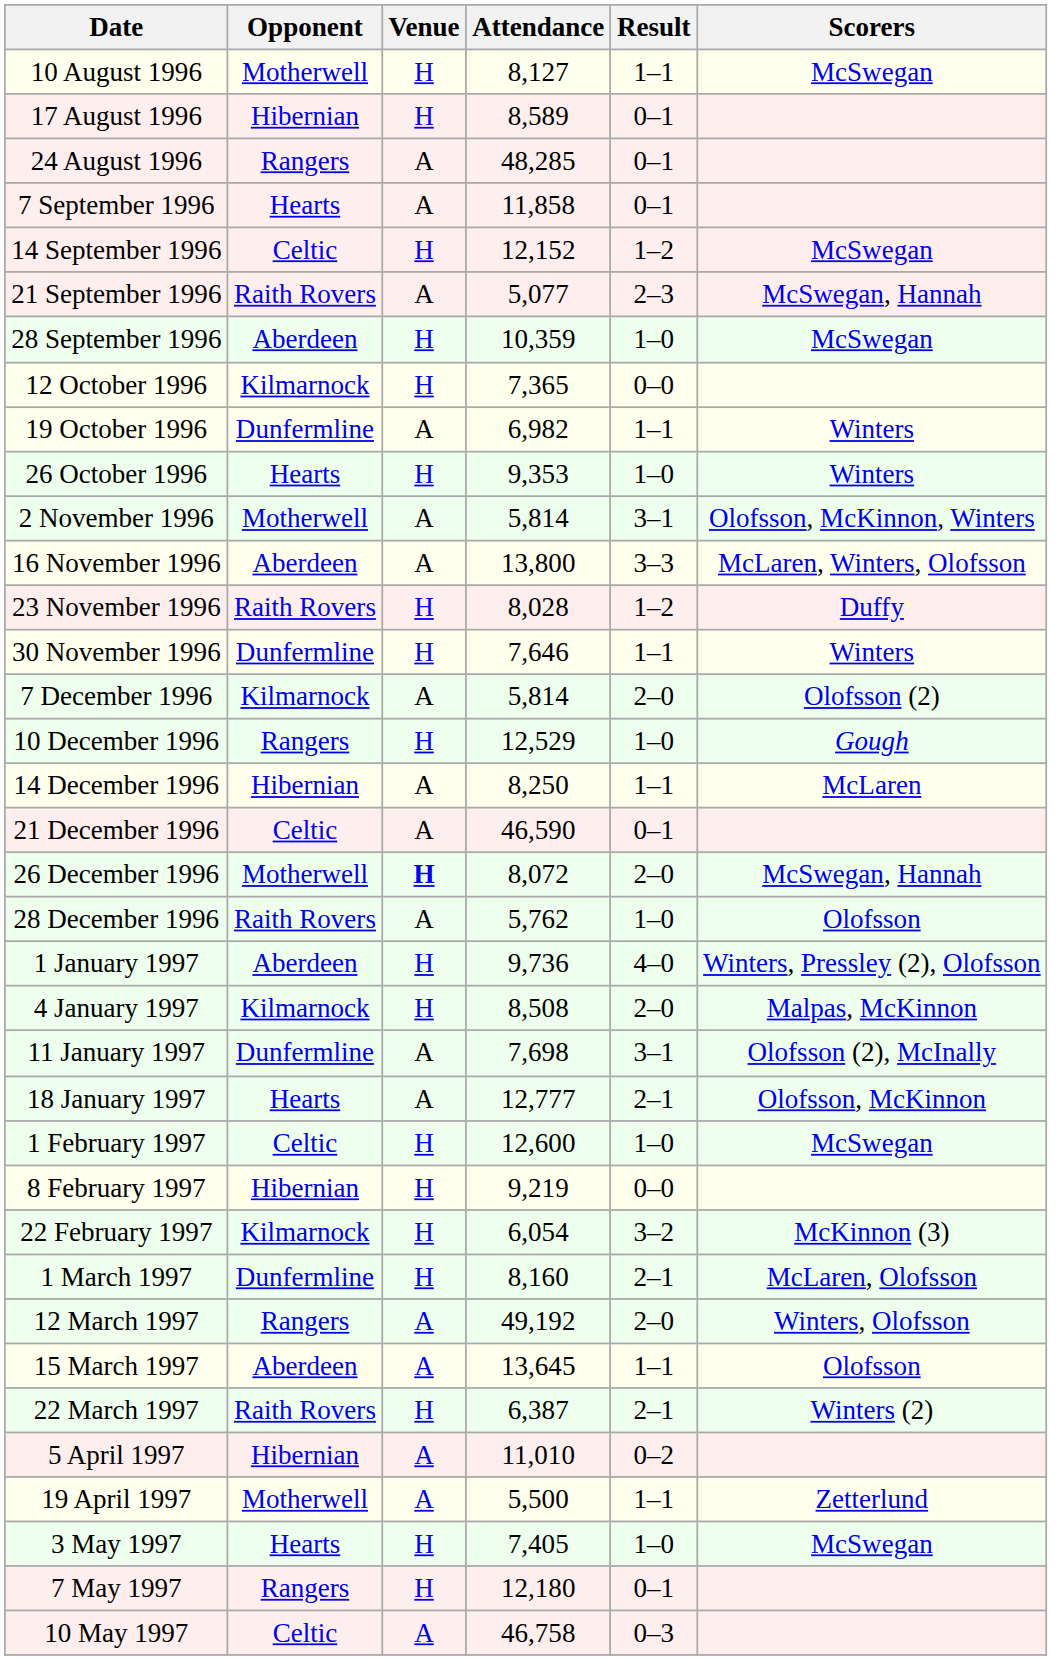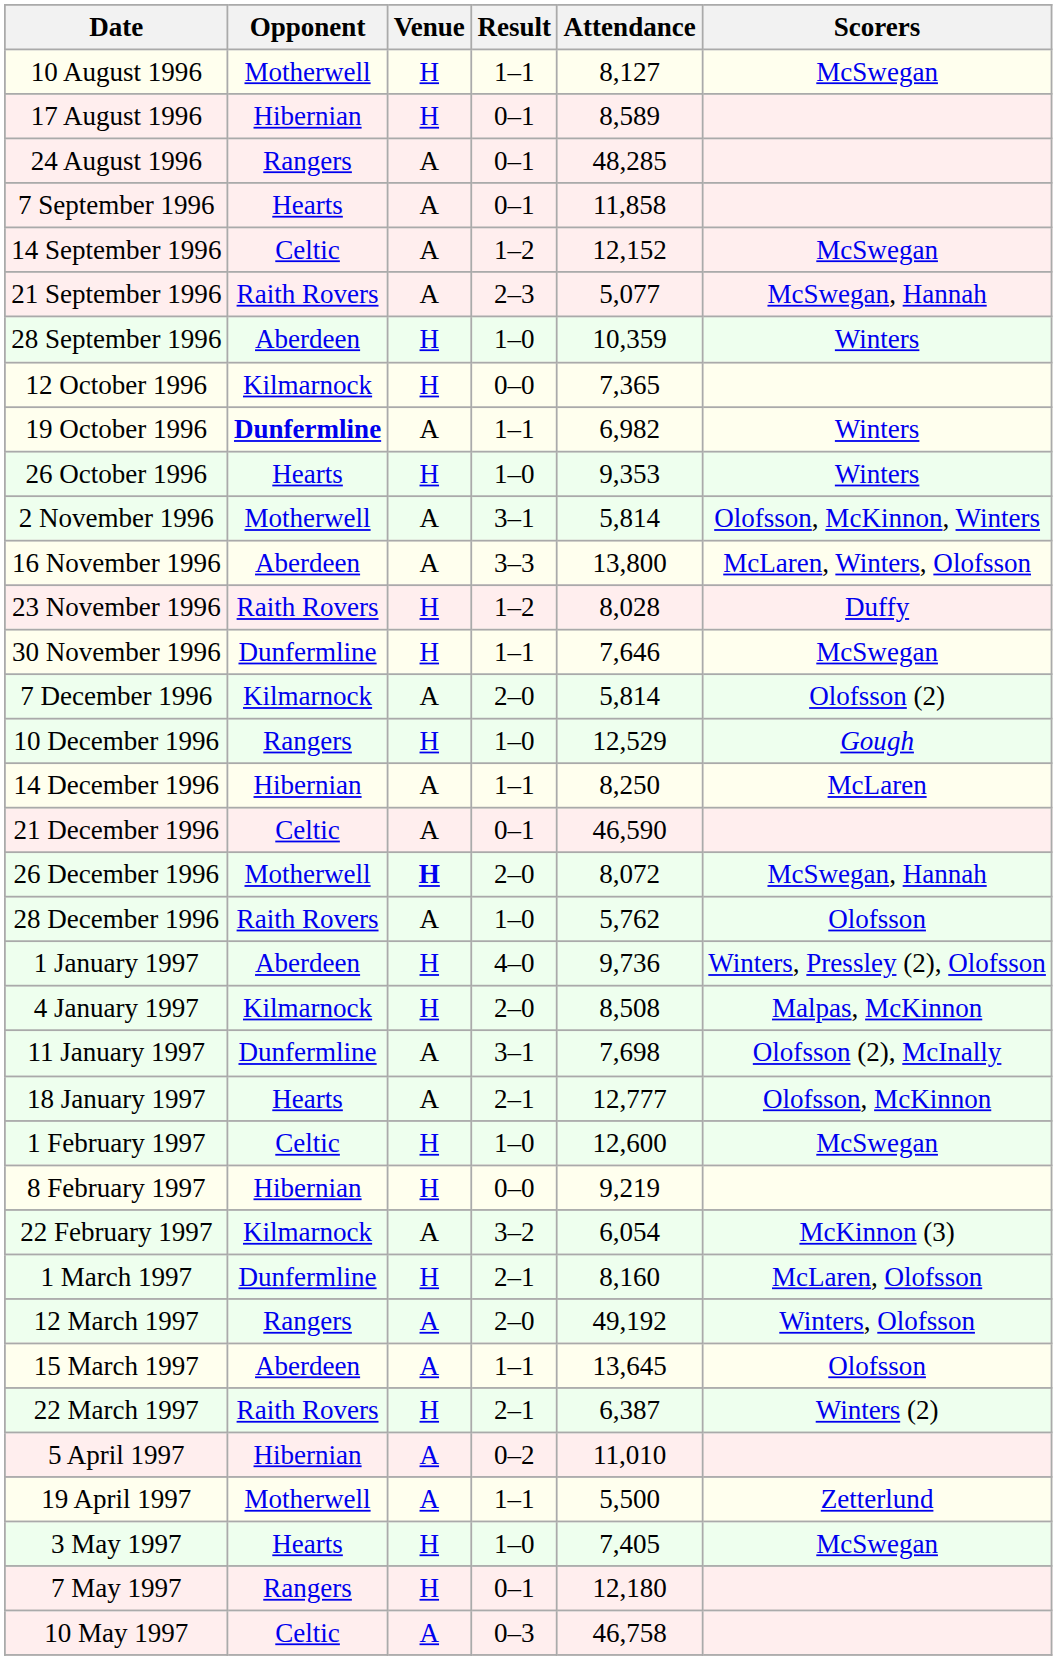columns swapped: (654, 26) <-> (538, 26)
(424, 250) H -> (429, 250) A
(872, 339) McSwegan -> (877, 339) Winters
(305, 428) normal -> (308, 428) bold
(872, 651) Winters -> (877, 651) McSwegan
(424, 1231) H -> (429, 1231) A
